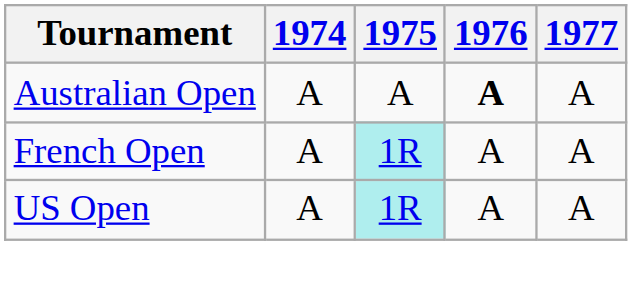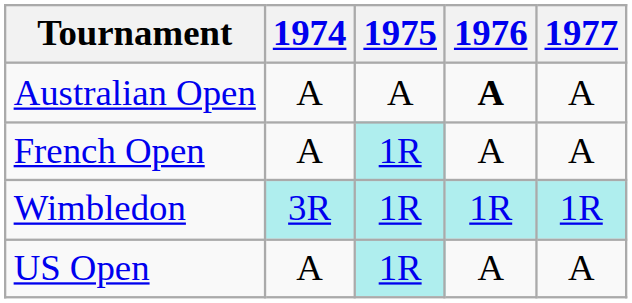+ row: (100, 208)
